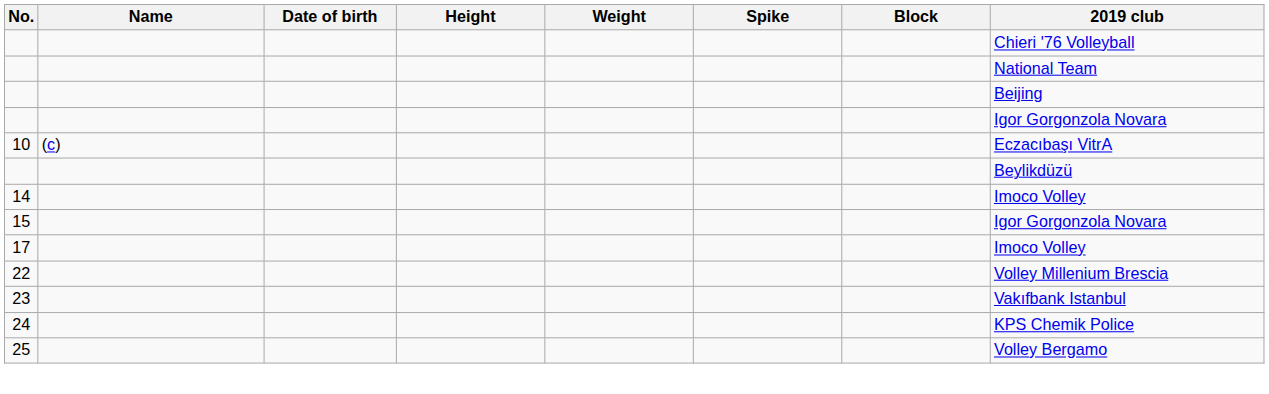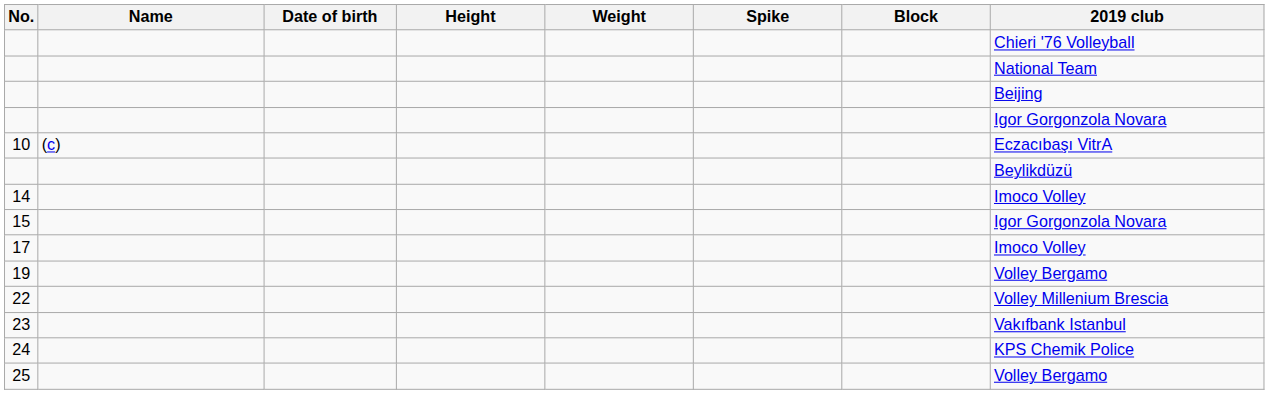+ row: (21, 273)
